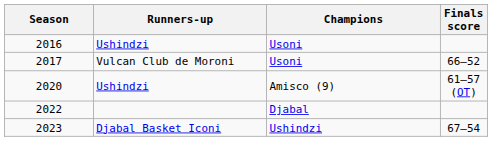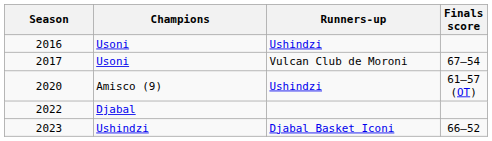columns swapped: (353, 20) <-> (180, 20)
(464, 62) 66–52 -> (464, 62) 67–54
(464, 128) 67–54 -> (464, 128) 66–52
